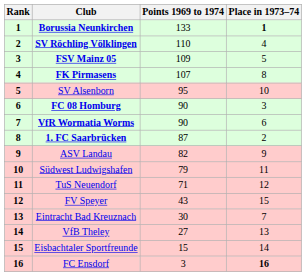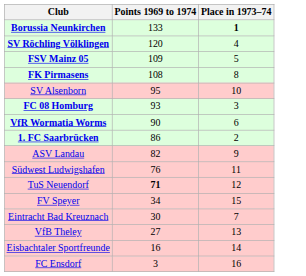- column: (18, 12)
(183, 43) 110 -> (155, 43) 120
(183, 75) 107 -> (155, 75) 108
(183, 106) 90 -> (155, 106) 93
(183, 138) 87 -> (155, 138) 86
(183, 169) 79 -> (155, 169) 76
(183, 185) normal -> (155, 185) bold
(183, 201) 43 -> (155, 201) 34
(183, 248) 15 -> (155, 248) 16
(264, 264) bold -> (236, 264) normal
